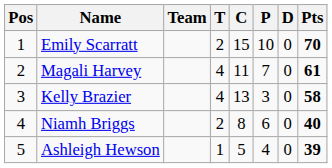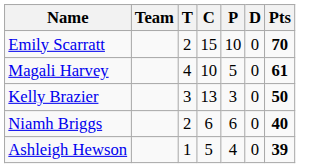- column: (21, 17)
(241, 70) 11 -> (209, 70) 10
(266, 70) 7 -> (233, 70) 5
(220, 96) 4 -> (187, 96) 3
(312, 96) 58 -> (280, 96) 50
(241, 123) 8 -> (209, 123) 6
